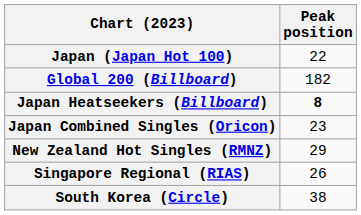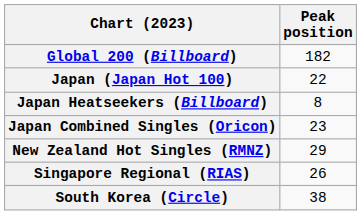rows swapped: (142, 80) <-> (142, 56)
(318, 104) bold -> (318, 104) normal
